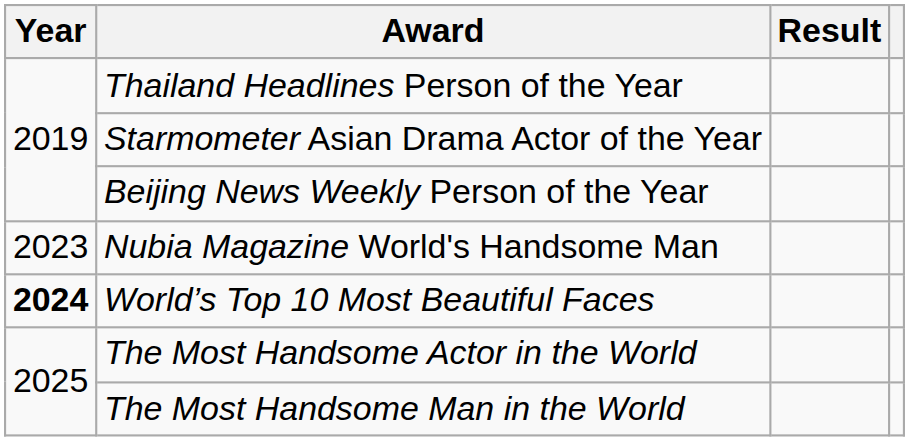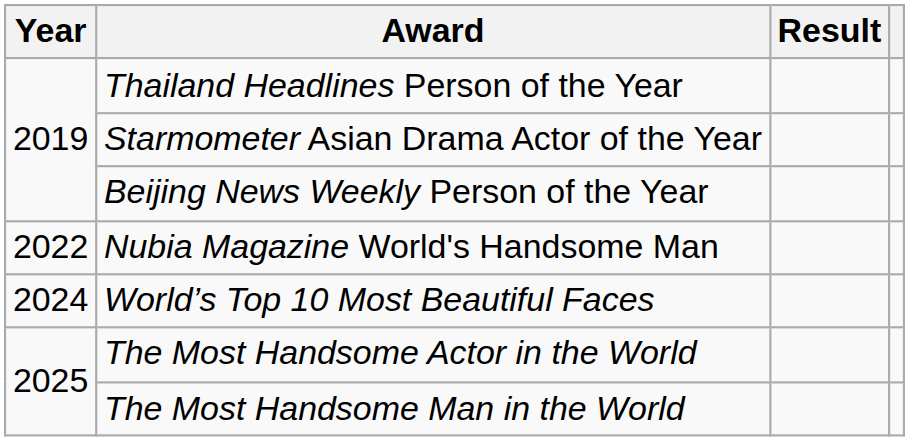(51, 246) 2023 -> (51, 246) 2022
(51, 300) bold -> (51, 300) normal
